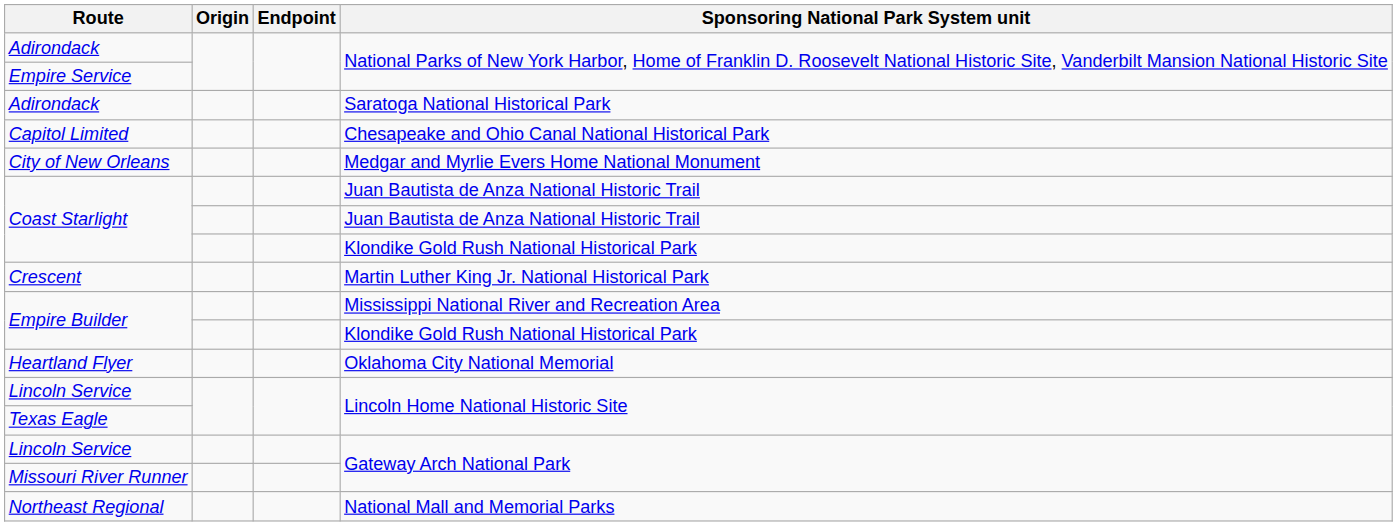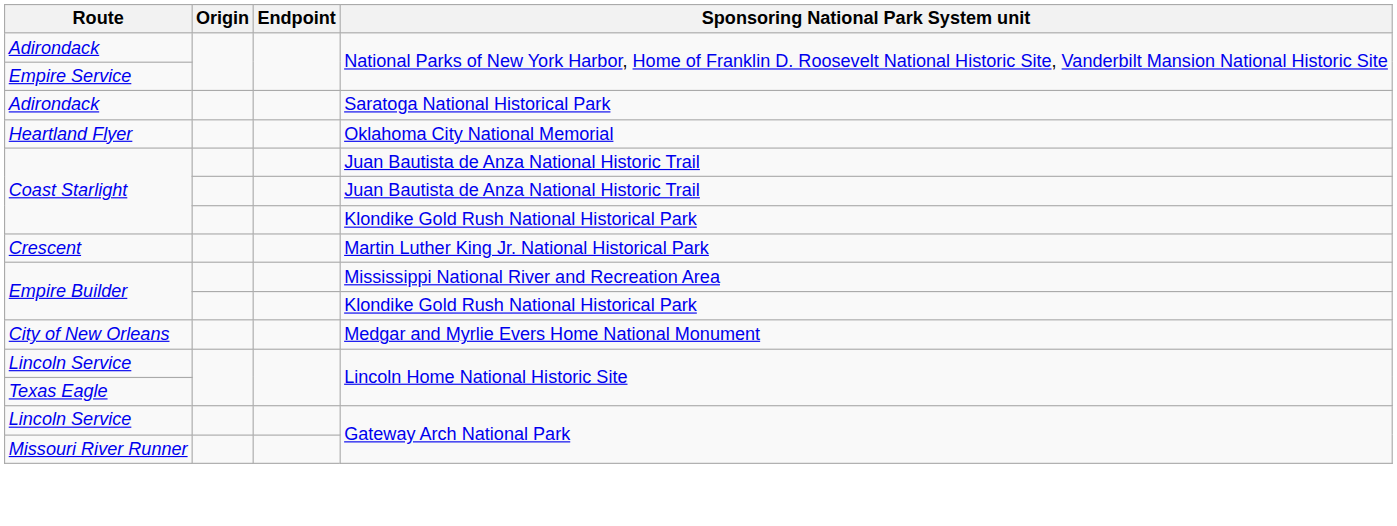- row: (69, 133)
rows swapped: (89, 162) <-> (71, 362)
- row: (86, 506)
